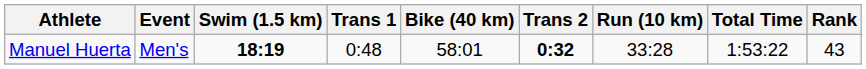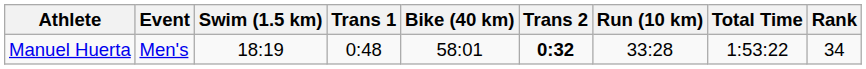(261, 49) bold -> (261, 49) normal
(834, 49) 43 -> (834, 49) 34
